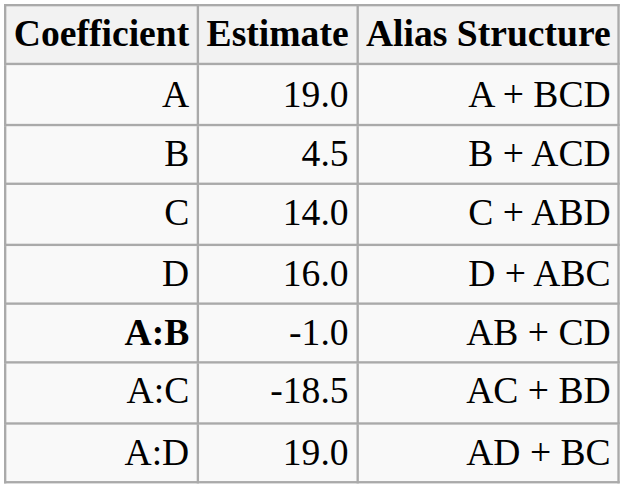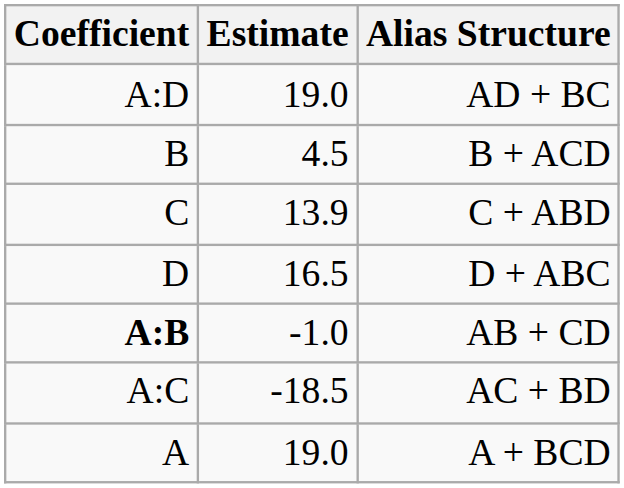rows swapped: (539, 93) <-> (538, 451)
(316, 213) 14.0 -> (316, 213) 13.9
(316, 272) 16.0 -> (316, 272) 16.5
